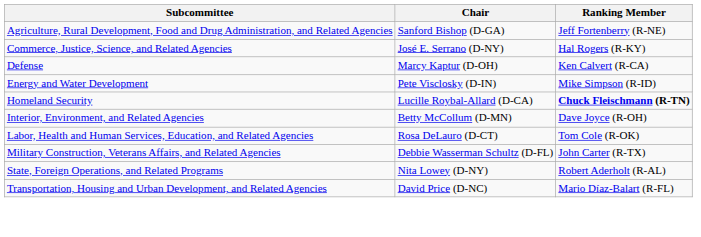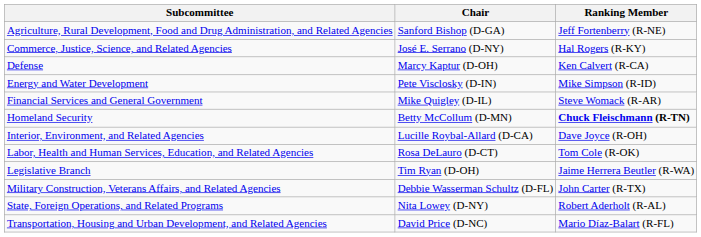+ row: (105, 100)
(465, 100) Lucille Roybal-Allard (D-CA) -> (455, 118) Betty McCollum (D-MN)
(455, 118) Betty McCollum (D-MN) -> (465, 135) Lucille Roybal-Allard (D-CA)
+ row: (49, 170)
